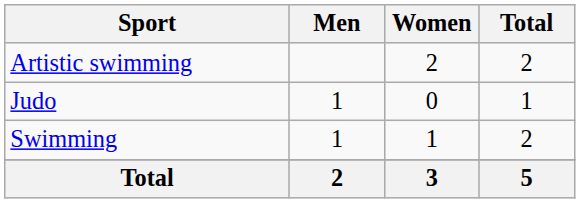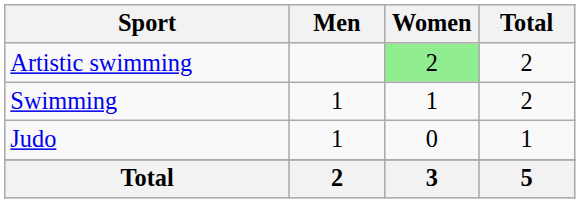(432, 62) no background -> (432, 62) lightgreen background
rows swapped: (33, 100) <-> (64, 139)
